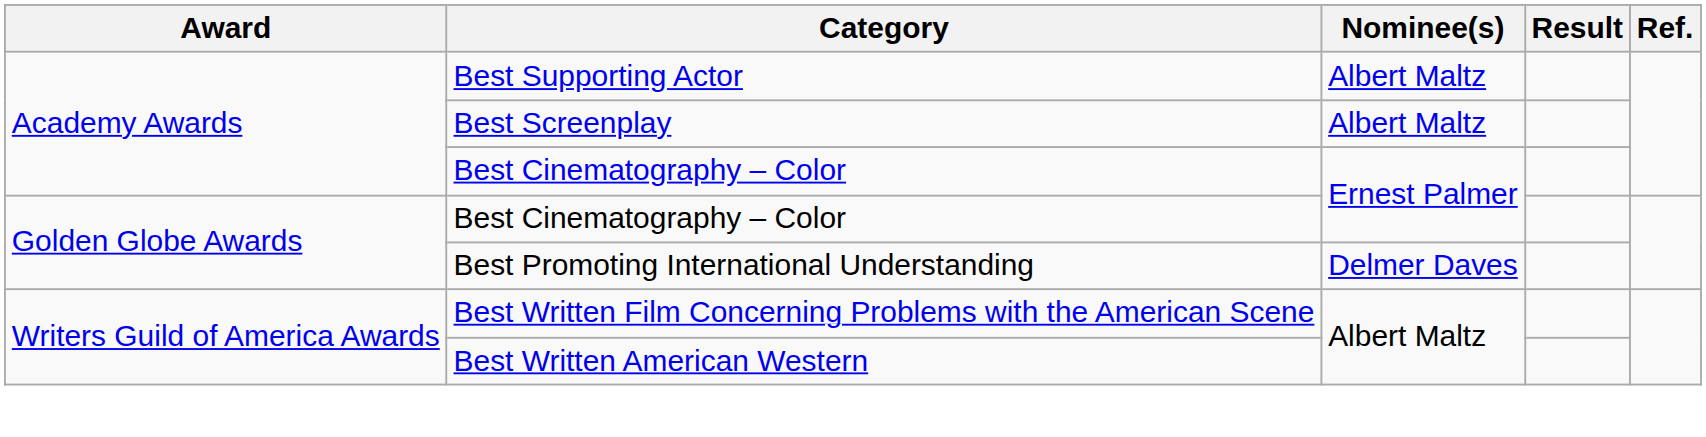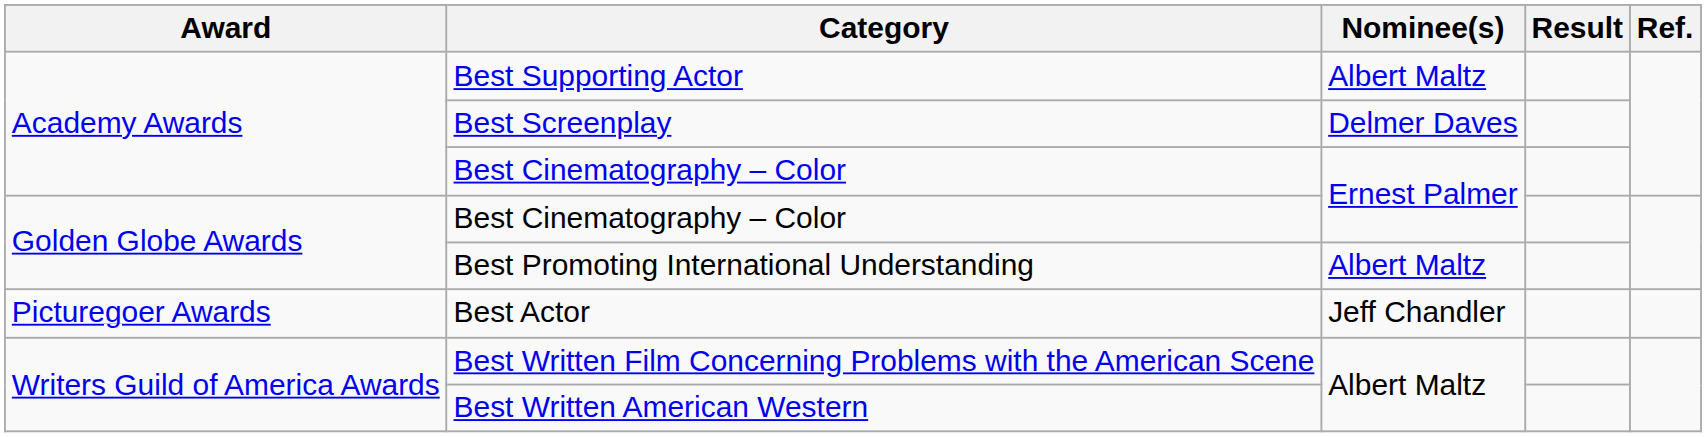(1407, 123) Albert Maltz -> (1423, 123) Delmer Daves
(1423, 265) Delmer Daves -> (1407, 265) Albert Maltz
+ row: (141, 312)
